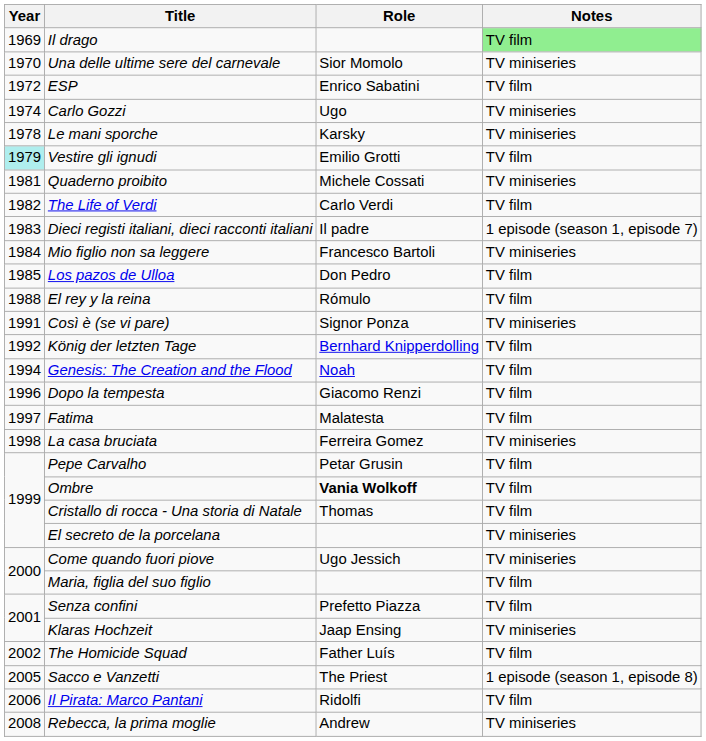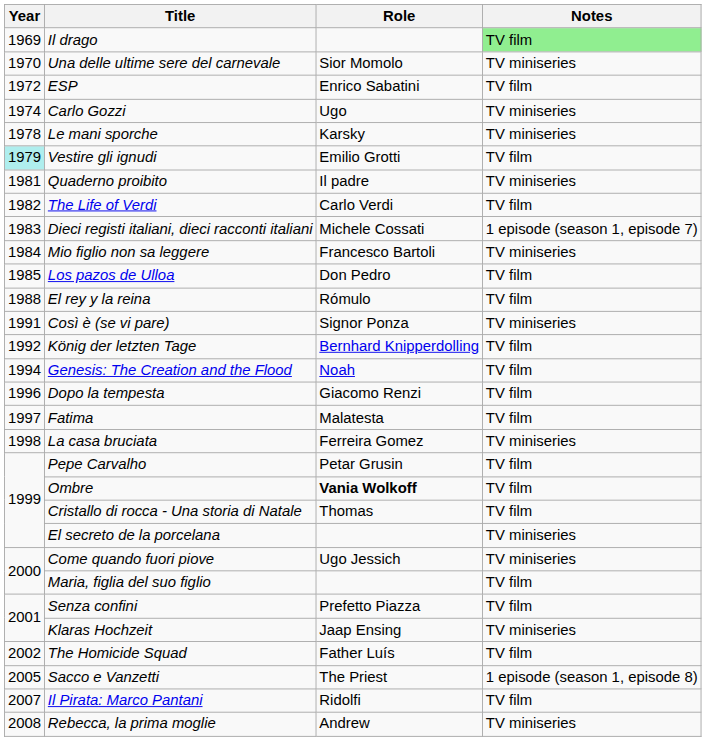(372, 181) Michele Cossati -> (344, 181) Il padre
(344, 228) Il padre -> (372, 228) Michele Cossati
(24, 700) 2006 -> (24, 700) 2007
